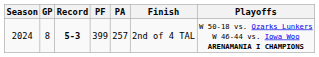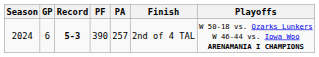(47, 36) 8 -> (47, 36) 6
(100, 36) 399 -> (100, 36) 390
